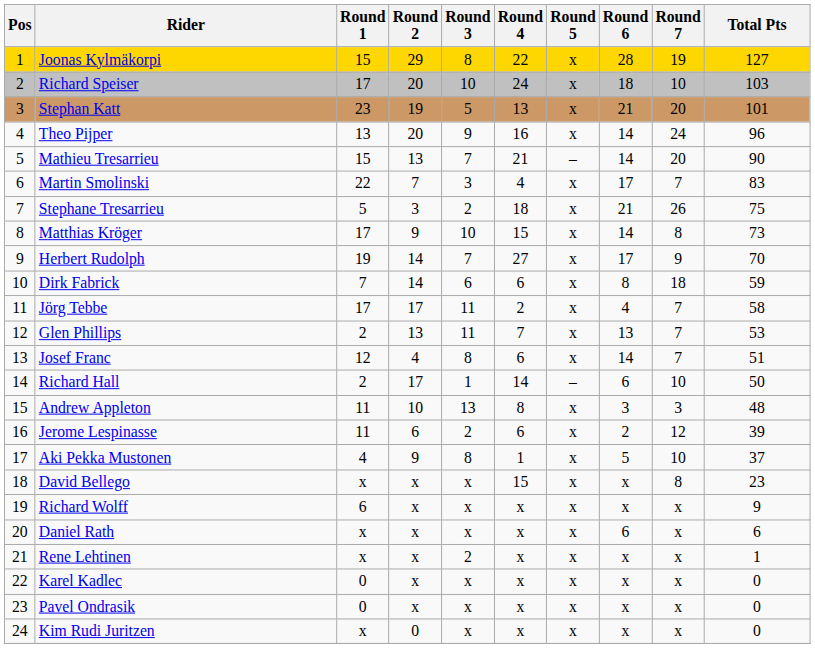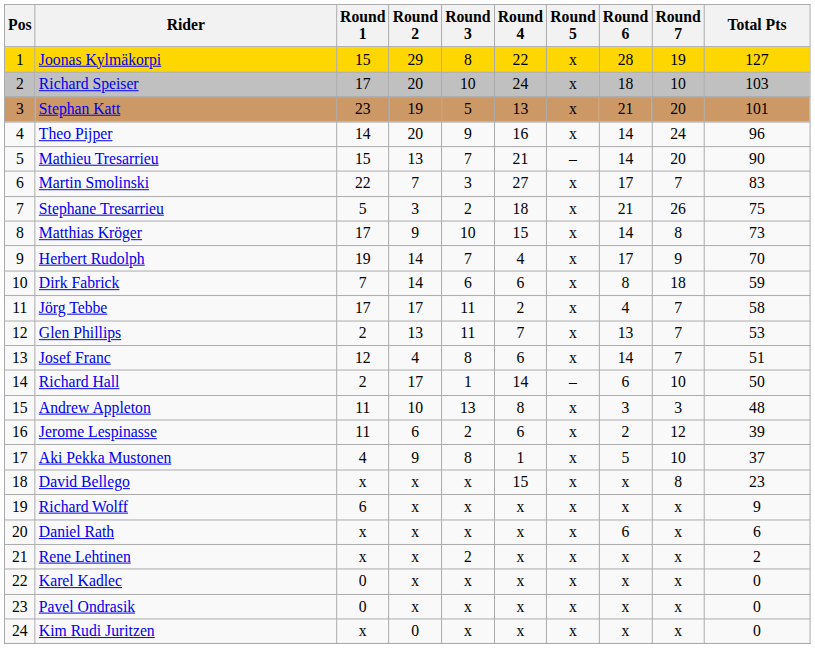(363, 134) 13 -> (363, 134) 14
(520, 183) 4 -> (520, 183) 27
(520, 258) 27 -> (520, 258) 4
(757, 556) 1 -> (757, 556) 2
